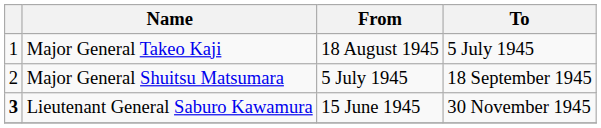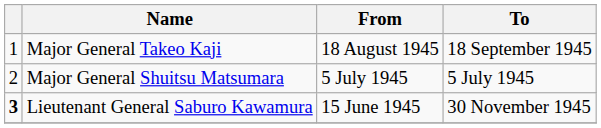(491, 48) 5 July 1945 -> (520, 48) 18 September 1945
(520, 78) 18 September 1945 -> (491, 78) 5 July 1945
